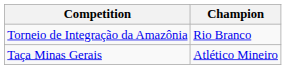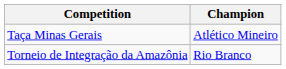rows swapped: (55, 54) <-> (97, 34)
